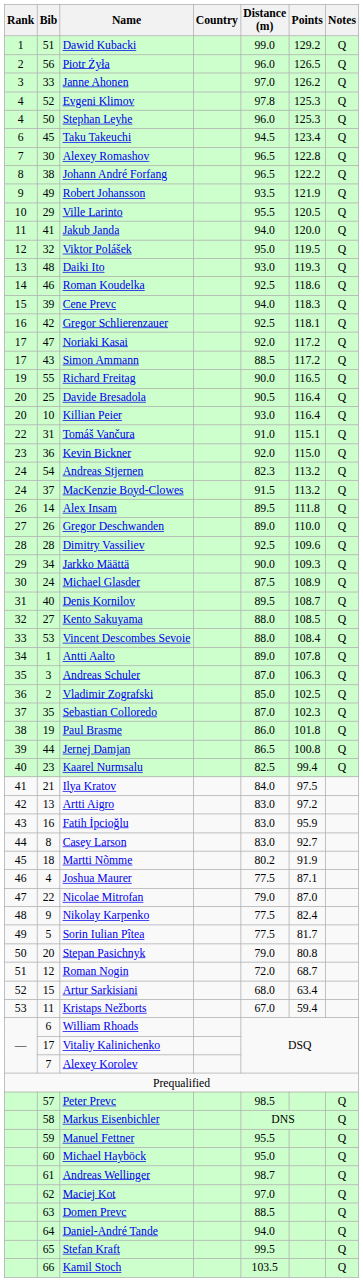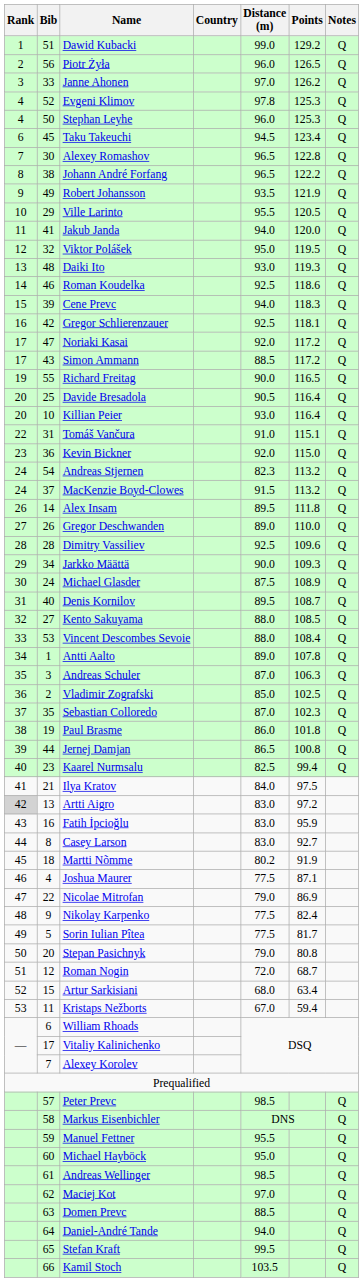(21, 804) no background -> (21, 804) lightgrey background
(307, 897) 87.0 -> (307, 897) 86.9
(265, 1175) 98.7 -> (265, 1175) 98.5
